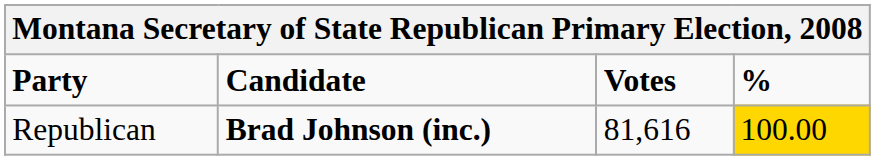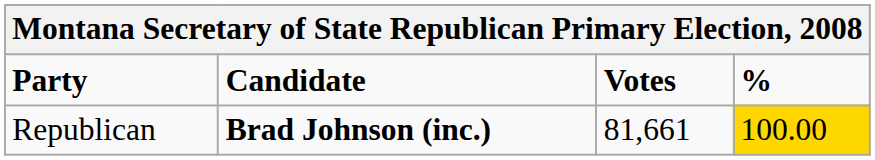(647, 129) 81,616 -> (647, 129) 81,661
